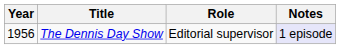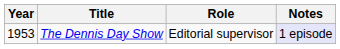(21, 33) 1956 -> (21, 33) 1953
